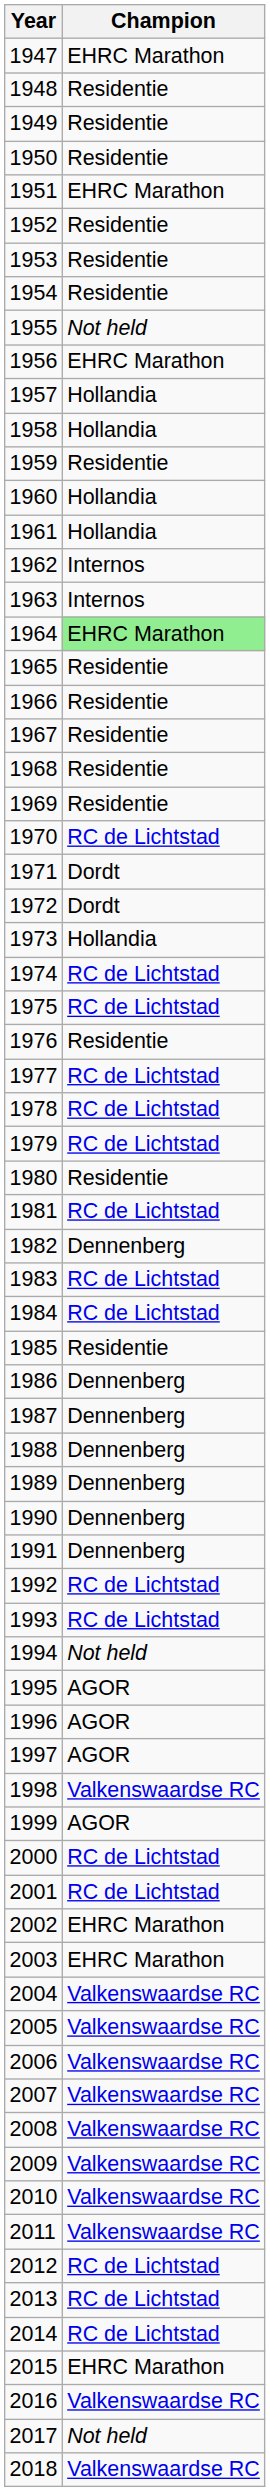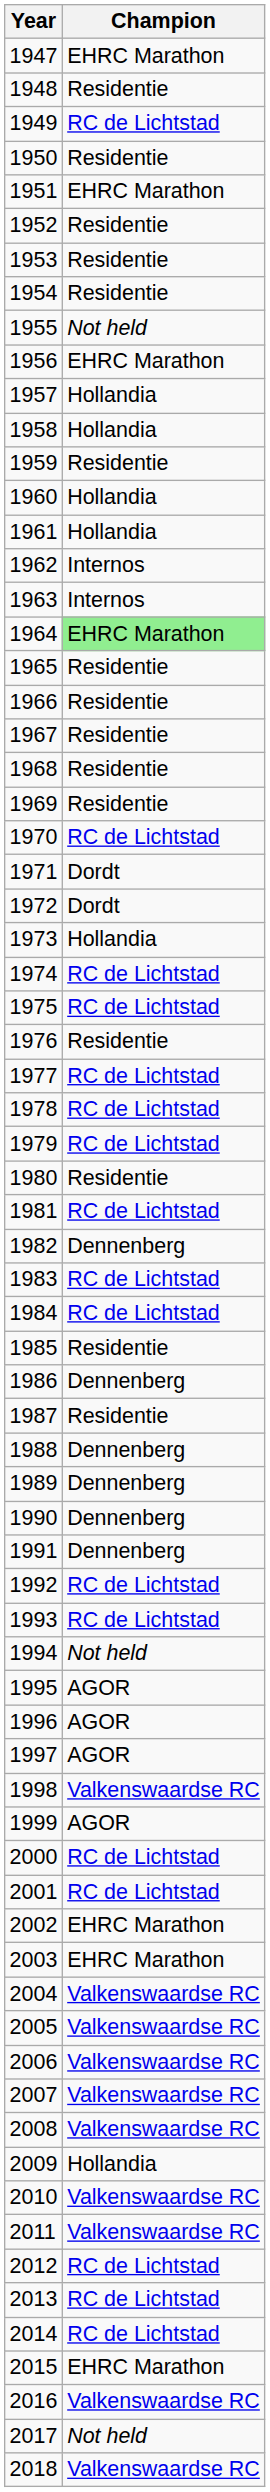(118, 123) Residentie -> (143, 123) RC de Lichtstad
(126, 1415) Dennenberg -> (118, 1415) Residentie
(164, 2163) Valkenswaardse RC -> (112, 2163) Hollandia
